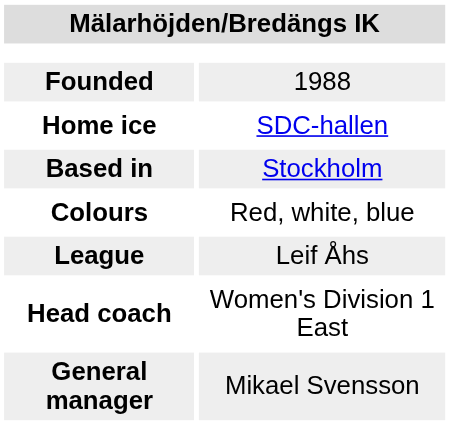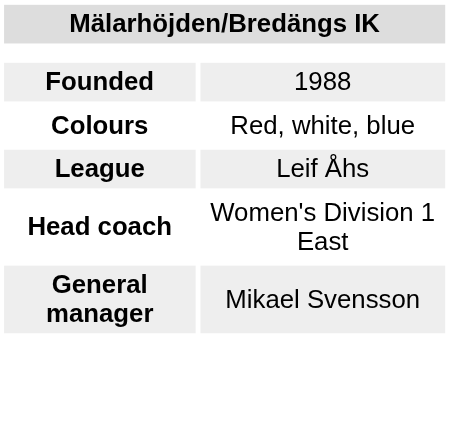- row: (99, 125)
- row: (99, 168)
